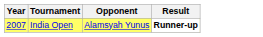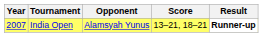+ column: (180, 12)
